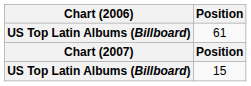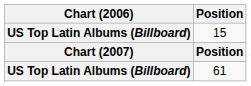rows swapped: (220, 71) <-> (220, 33)
